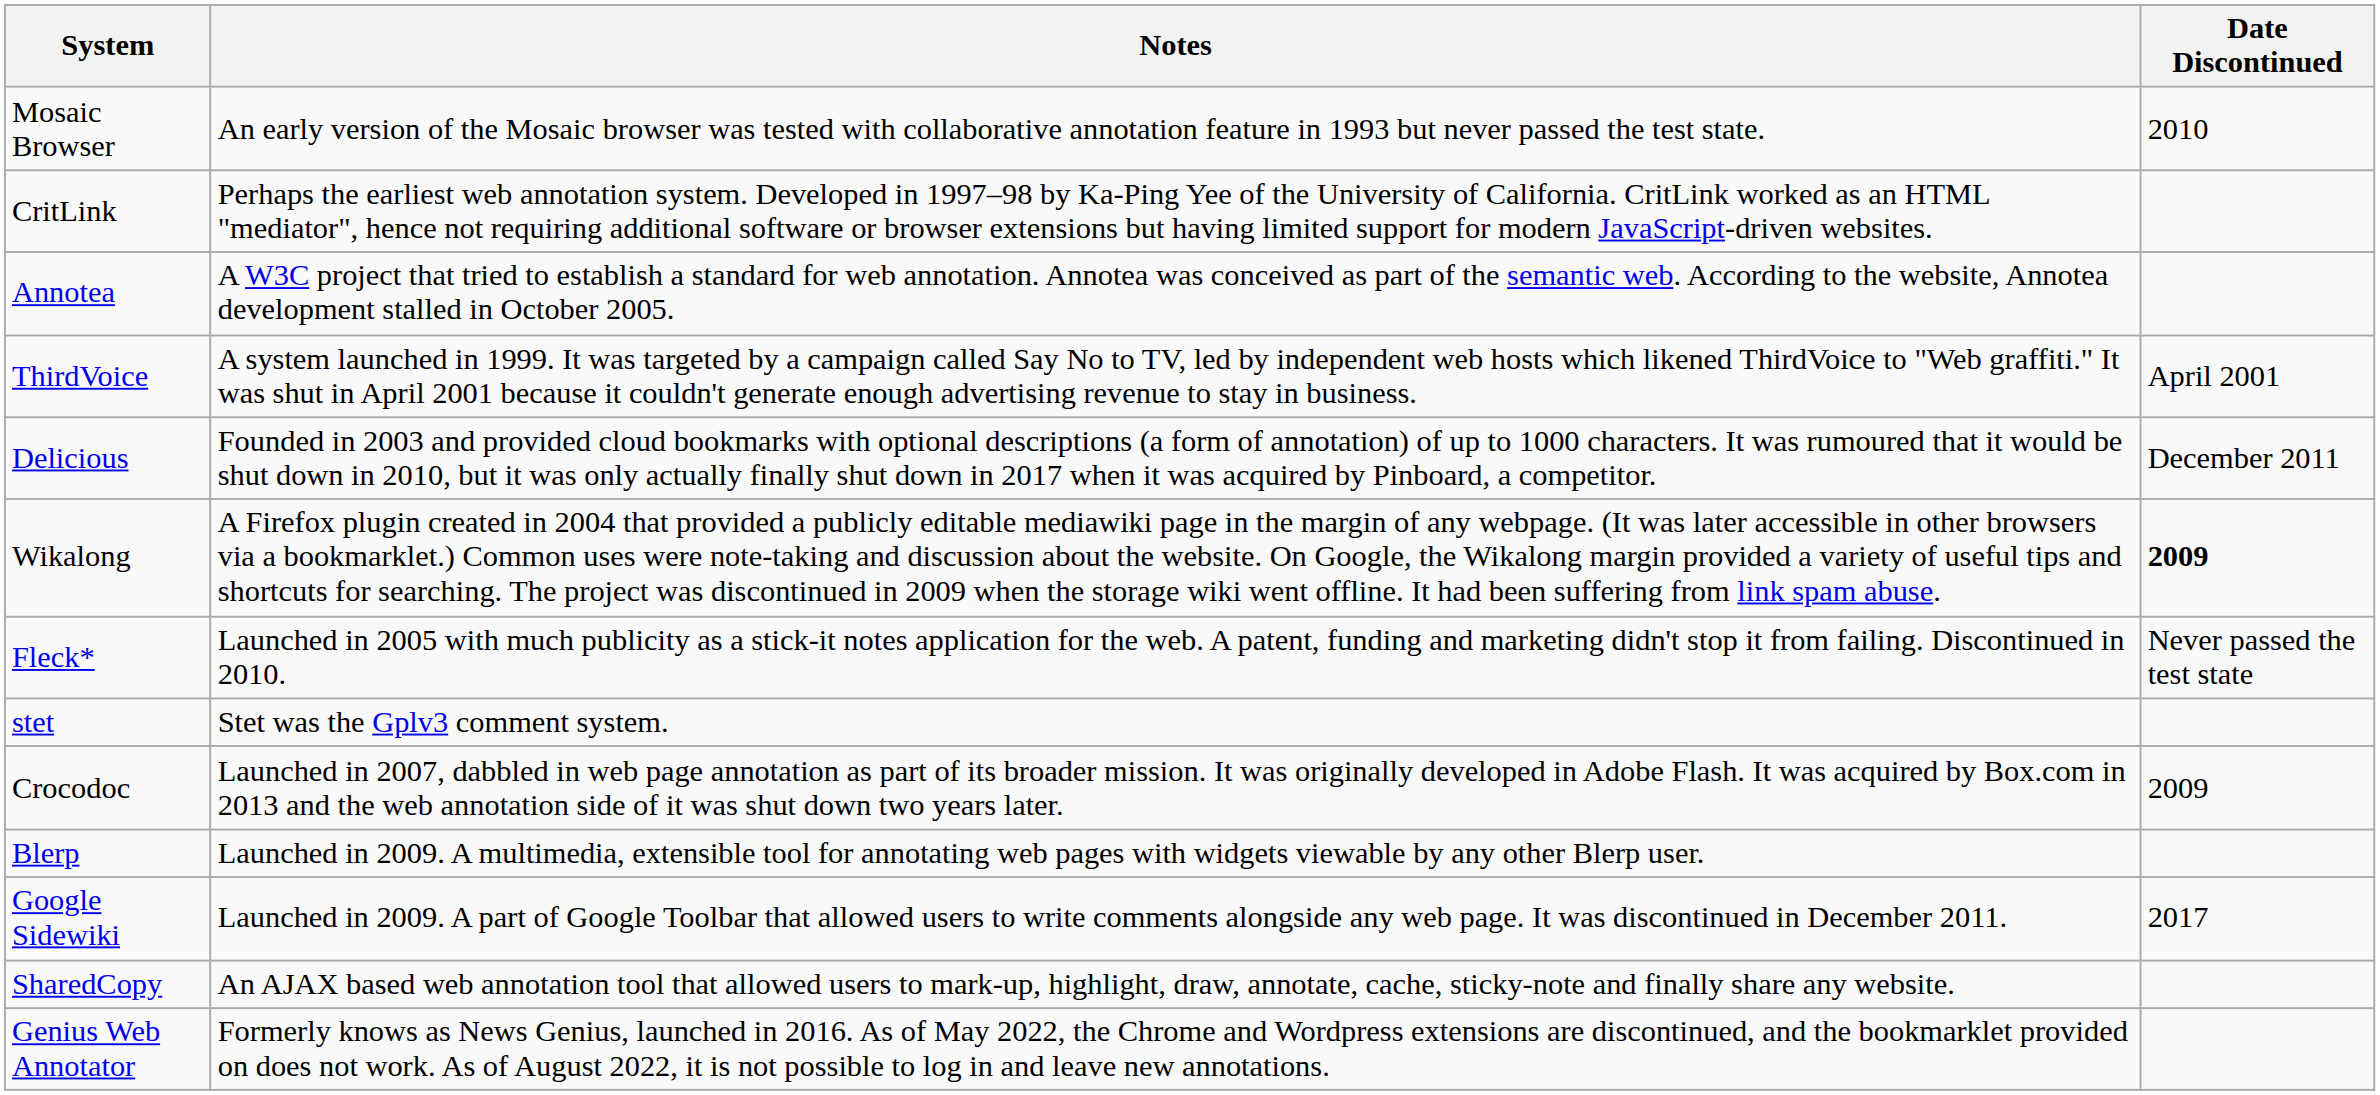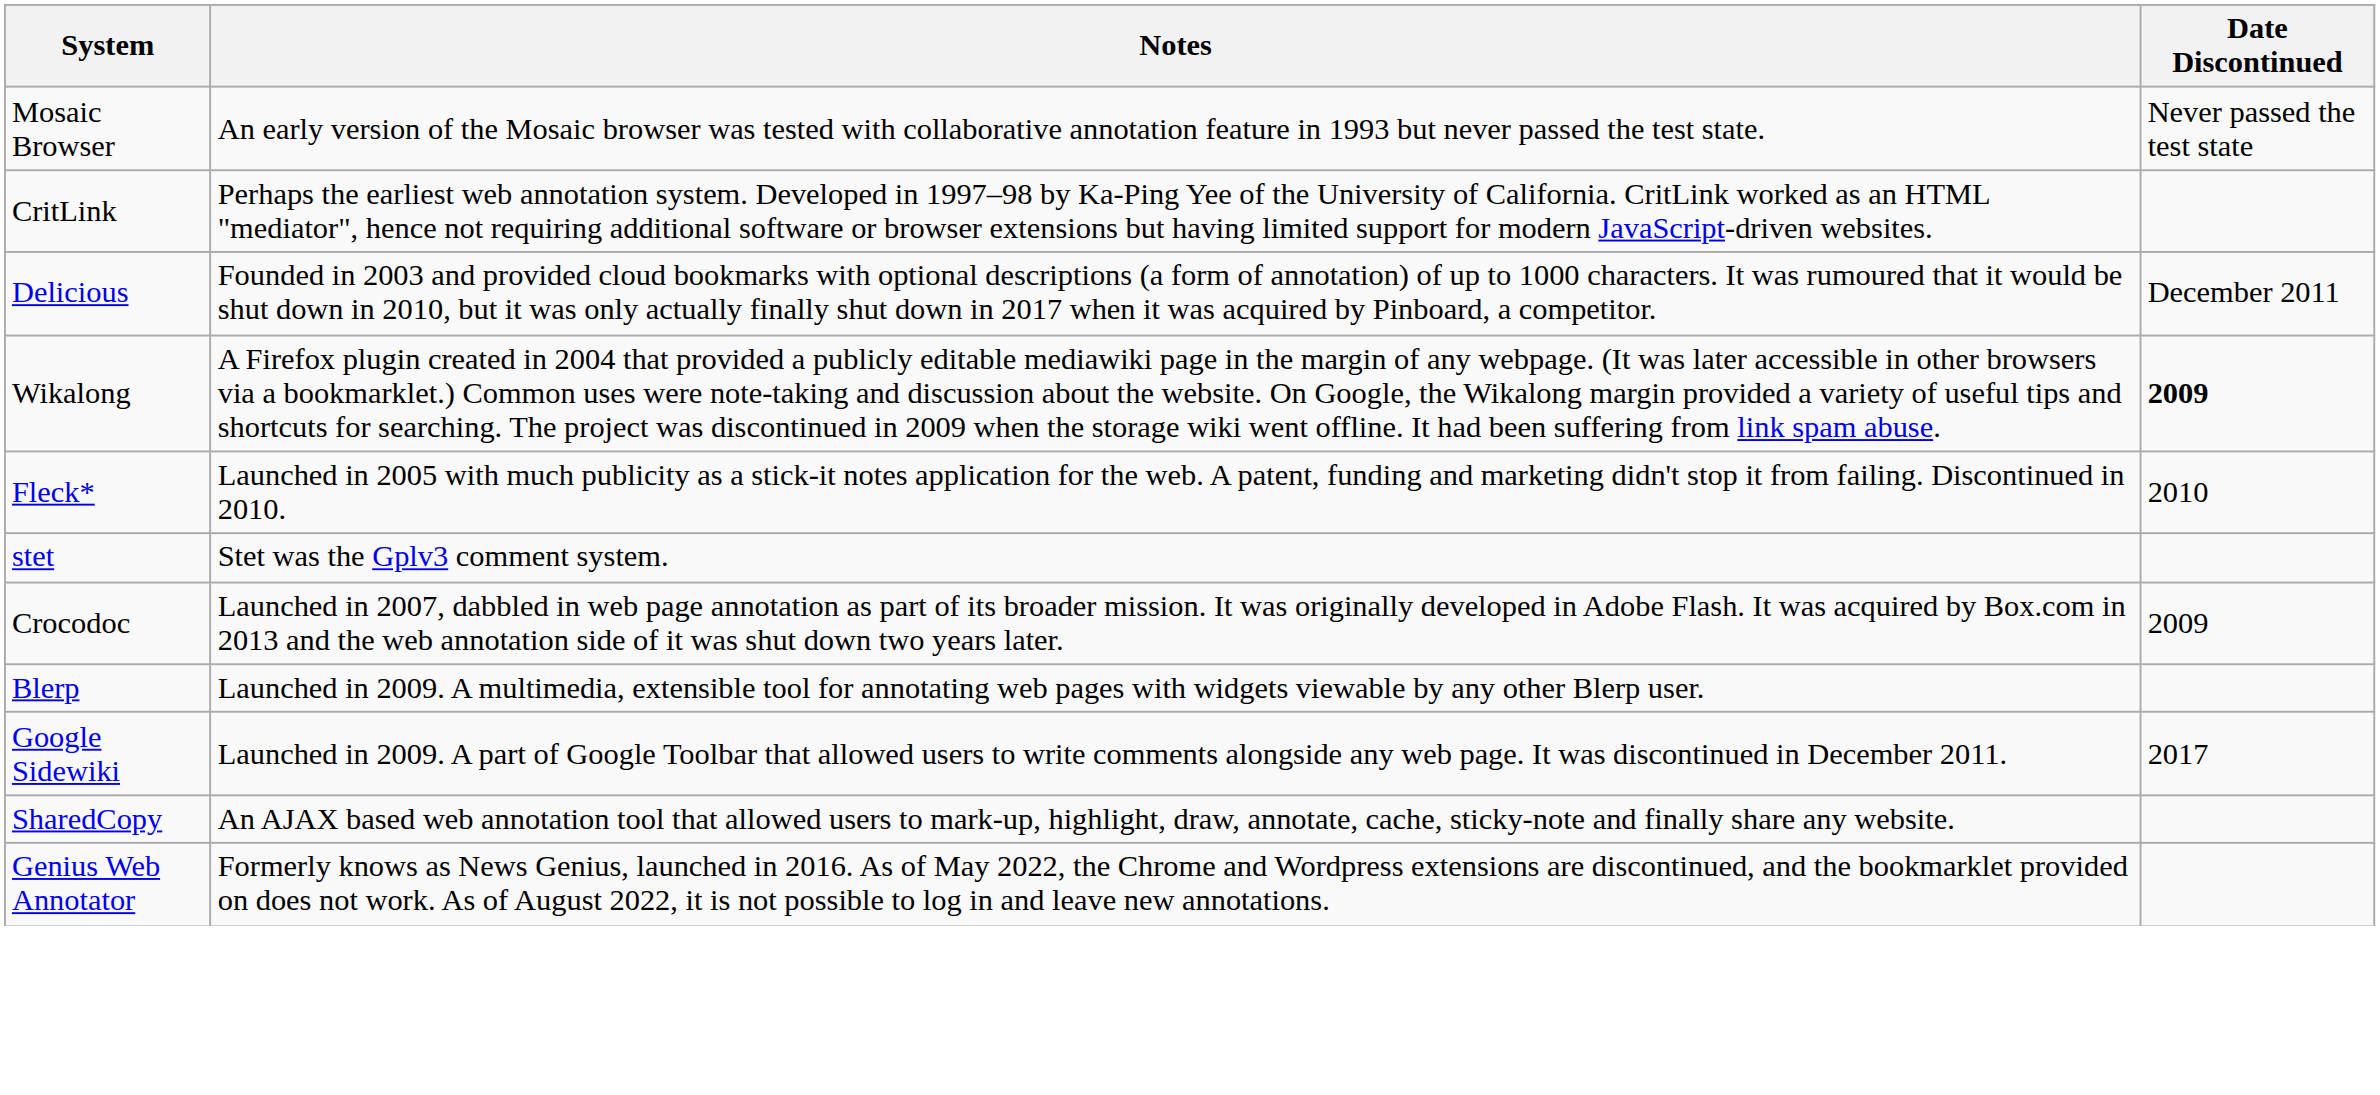(2178, 128) 2010 -> (2251, 128) Never passed the test state
- row: (63, 292)
- row: (80, 375)
(2251, 656) Never passed the test state -> (2178, 491) 2010
